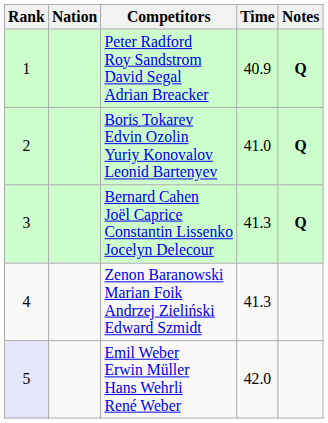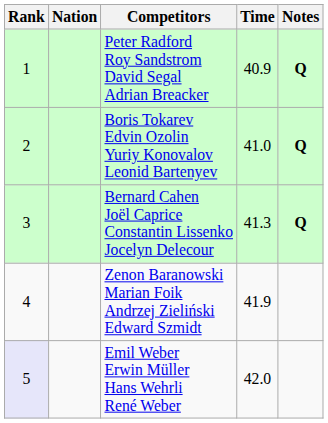(257, 301) 41.3 -> (257, 301) 41.9
